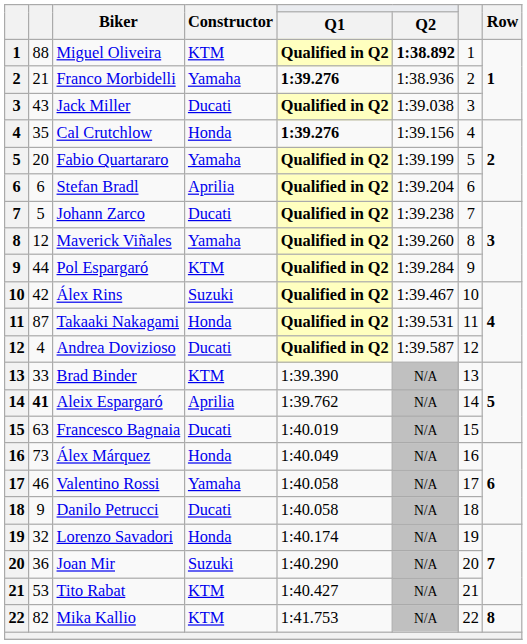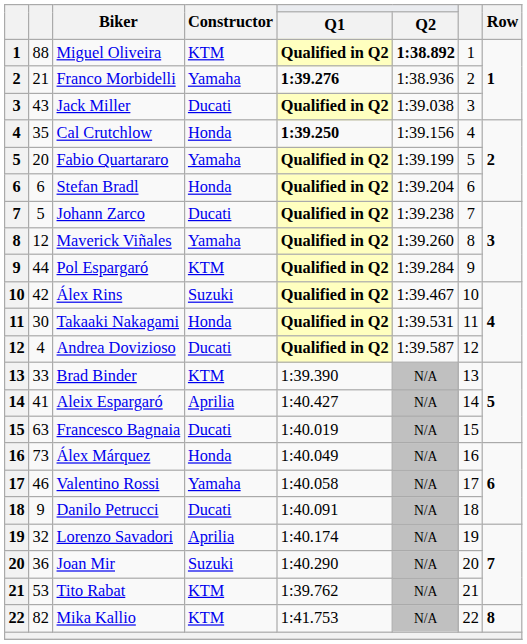(310, 132) 1:39.276 -> (310, 132) 1:39.250
(211, 186) Aprilia -> (210, 186) Honda
(41, 321) 87 -> (41, 321) 30
(41, 402) bold -> (41, 402) normal
(310, 402) 1:39.762 -> (310, 402) 1:40.427
(310, 509) 1:40.058 -> (310, 509) 1:40.091
(210, 536) Honda -> (211, 536) Aprilia
(310, 590) 1:40.427 -> (310, 590) 1:39.762
